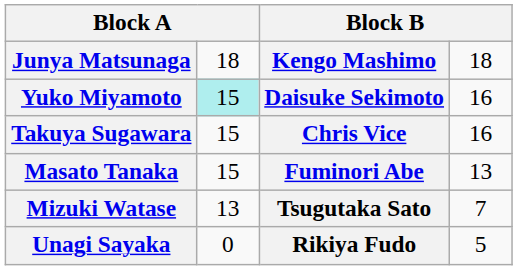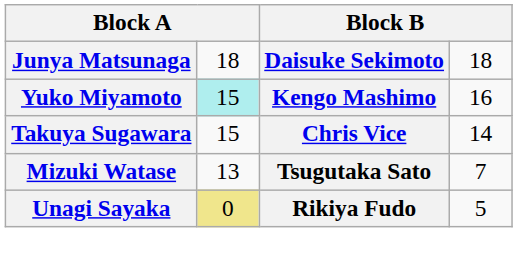(354, 60) Kengo Mashimo -> (354, 60) Daisuke Sekimoto
(354, 97) Daisuke Sekimoto -> (354, 97) Kengo Mashimo
(481, 134) 16 -> (481, 134) 14
- row: (101, 171)
(228, 245) no background -> (228, 208) khaki background
